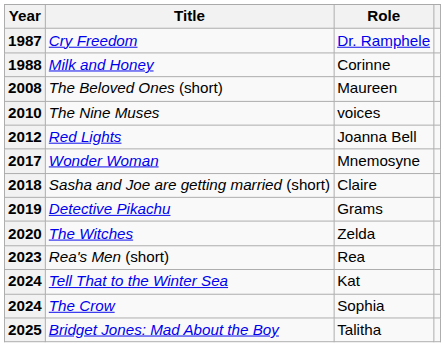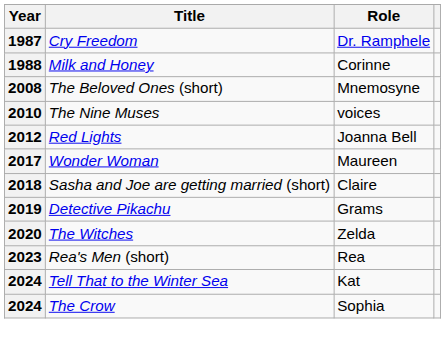(367, 88) Maureen -> (379, 88) Mnemosyne
(379, 161) Mnemosyne -> (367, 161) Maureen
- row: (25, 329)
